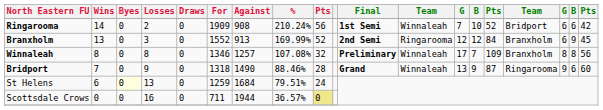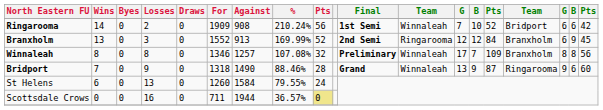(121, 83) lightyellow background -> (121, 83) no background
(220, 83) 1259 -> (220, 83) 1260
(245, 83) 1684 -> (245, 83) 1584
(290, 83) 79.51% -> (290, 83) 79.55%
